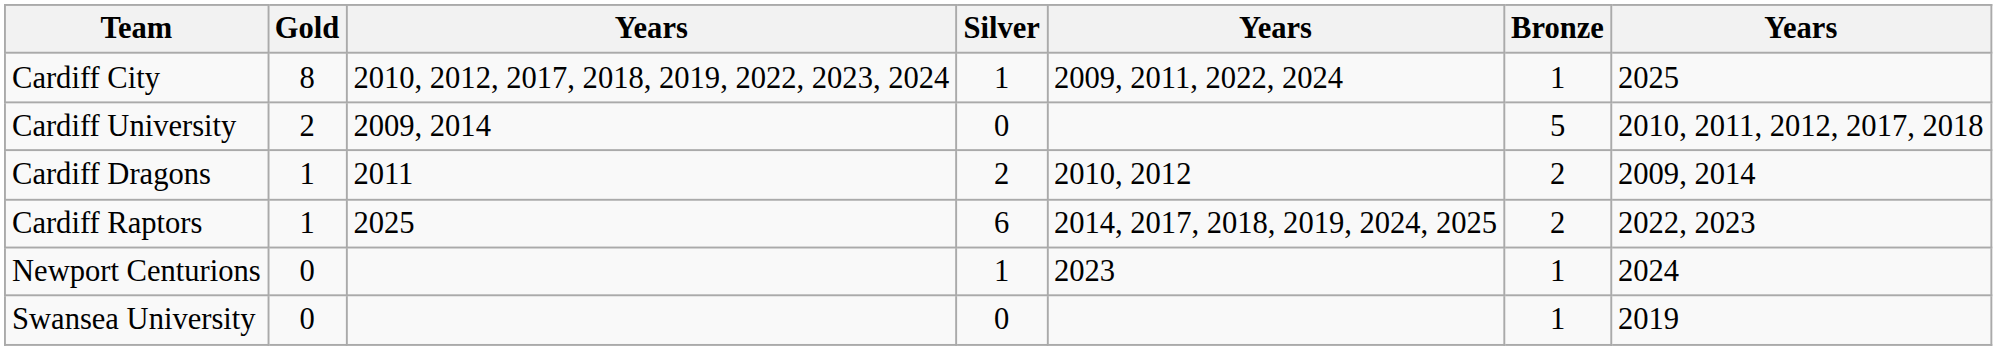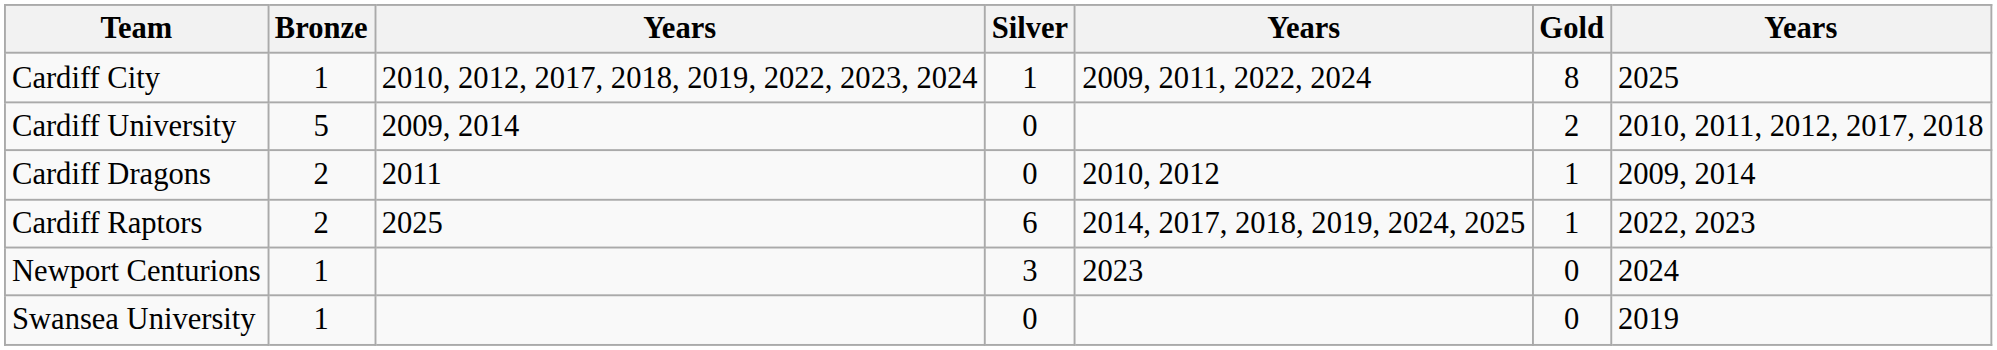columns swapped: (307, 28) <-> (1558, 28)
(1002, 174) 2 -> (1030, 174) 0
(1002, 271) 1 -> (1030, 271) 3
